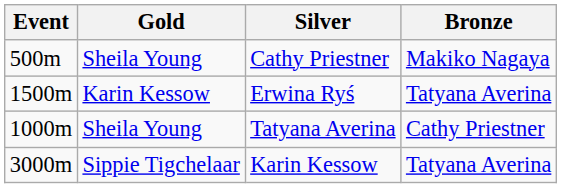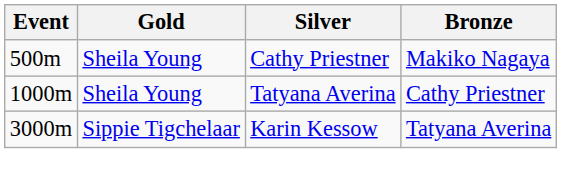- row: (302, 93)
